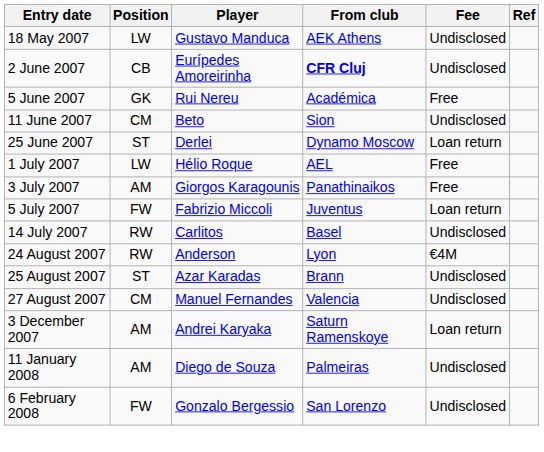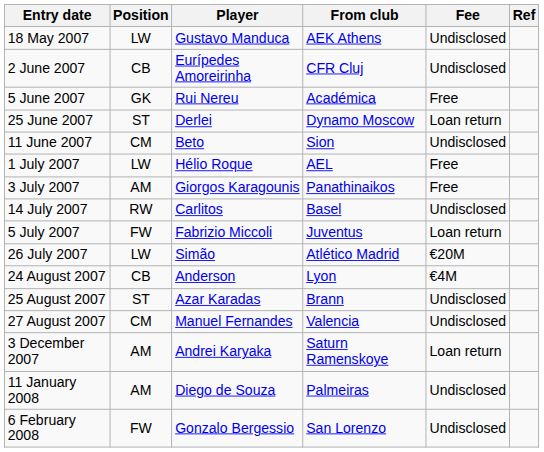(336, 68) bold -> (335, 68) normal
rows swapped: (50, 120) <-> (50, 143)
rows swapped: (44, 210) <-> (48, 232)
+ row: (48, 254)
(141, 254) RW -> (141, 277) CB
